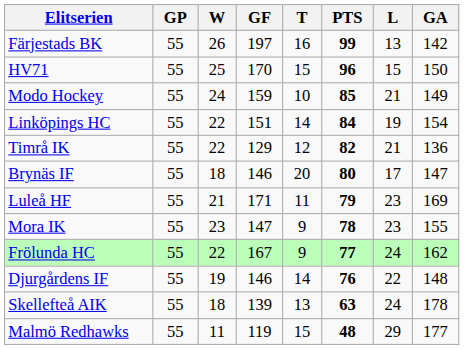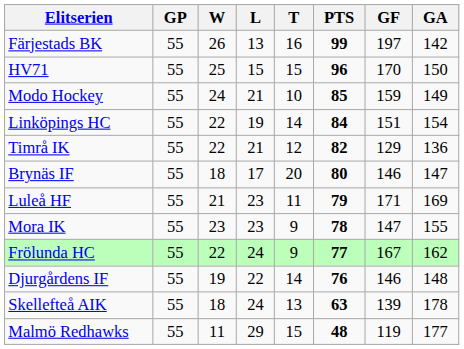columns swapped: (393, 17) <-> (260, 17)
